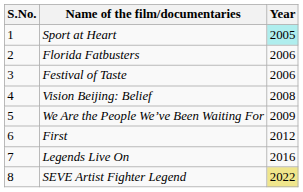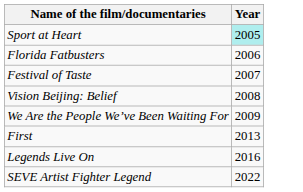- column: (22, 14)
(283, 75) 2006 -> (248, 75) 2007
(283, 136) 2012 -> (248, 136) 2013
(283, 177) khaki background -> (248, 177) no background
